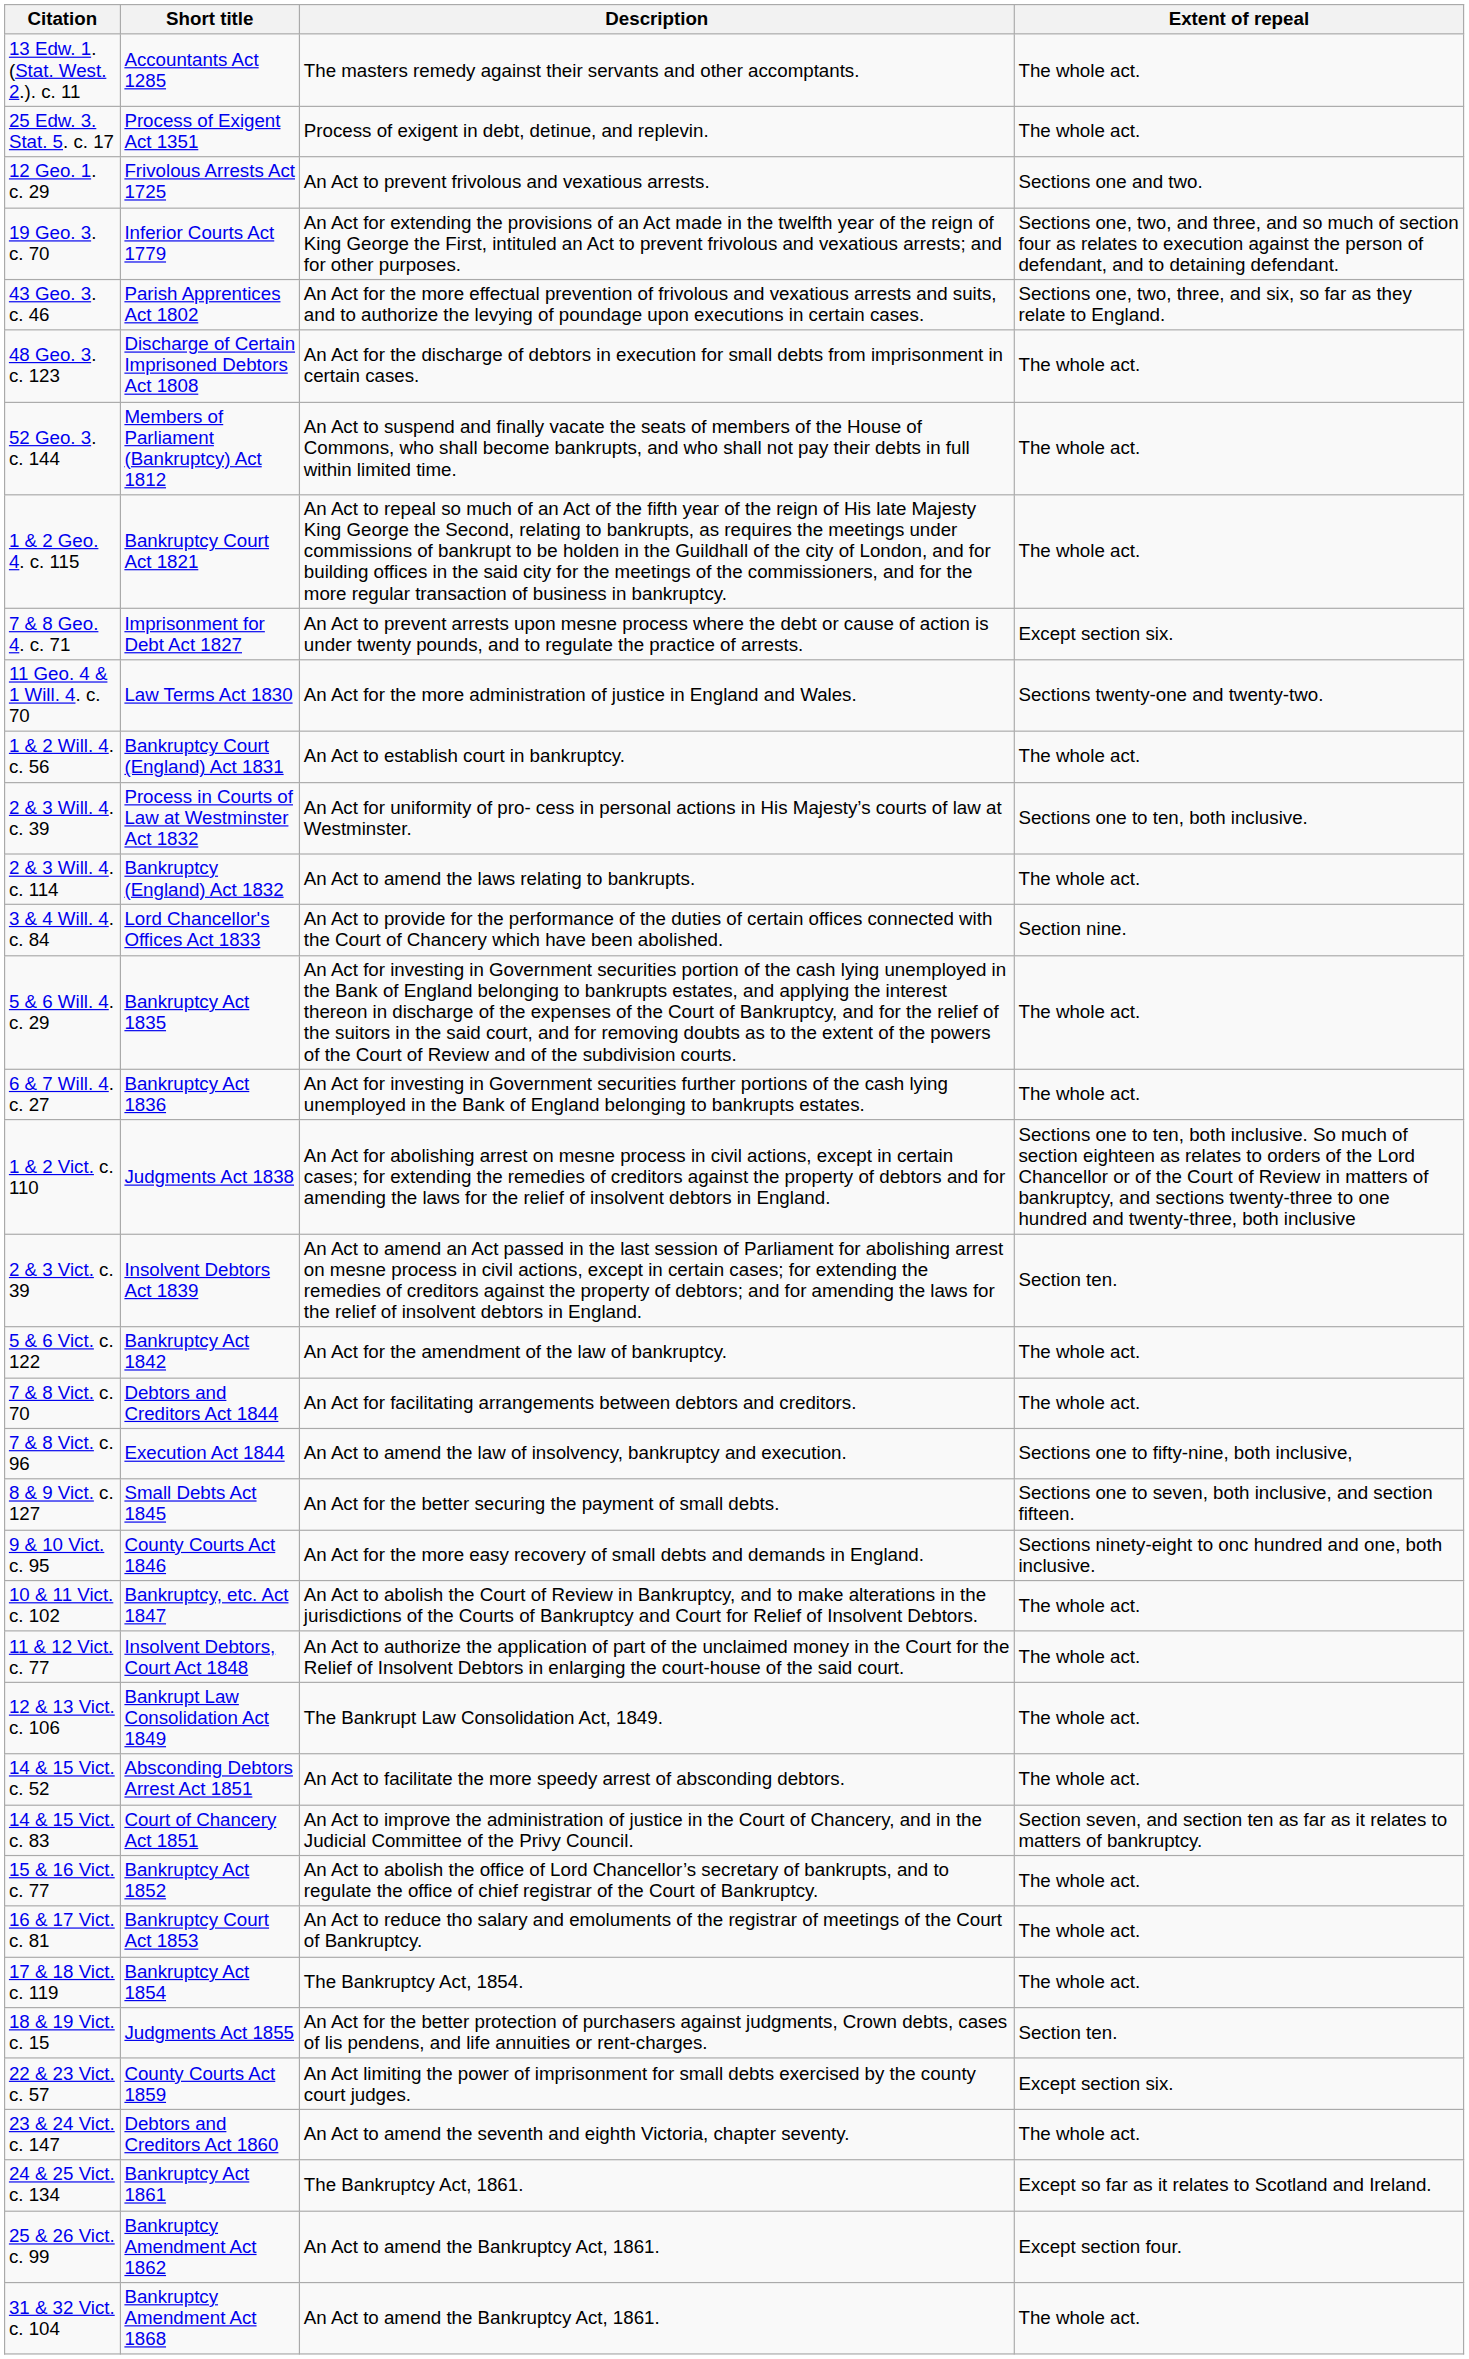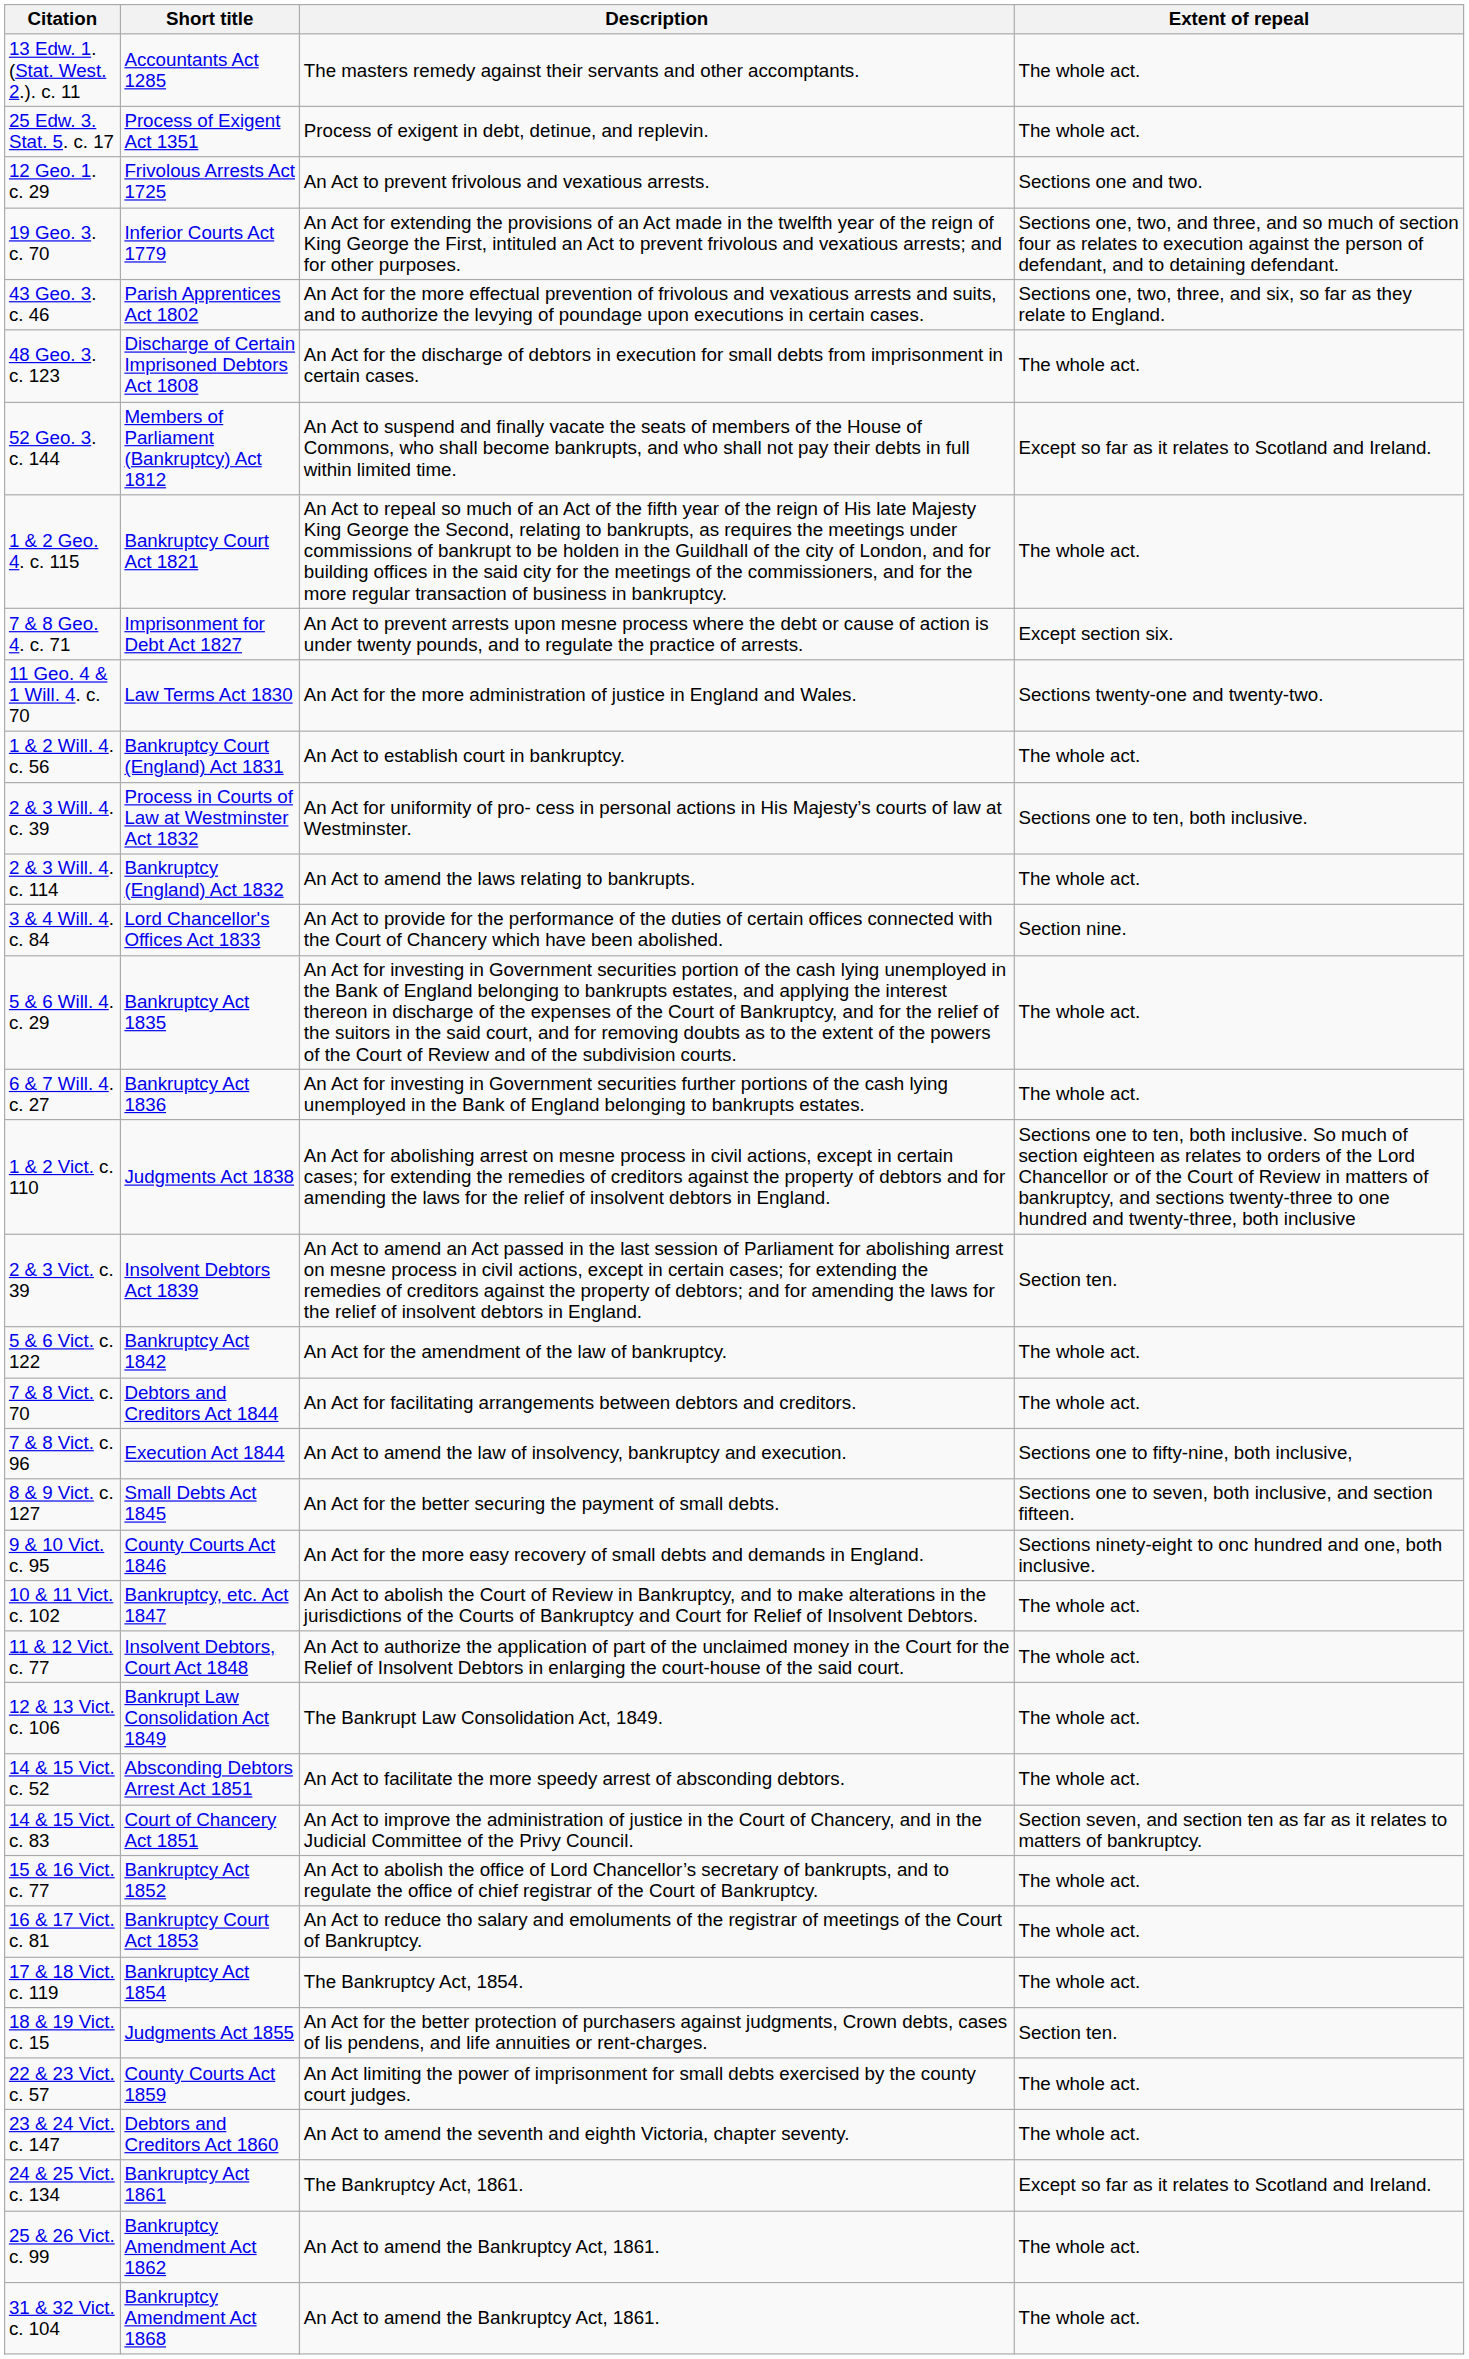(1079, 448) The whole act. -> (1225, 448) Except so far as it relates to Scotland and Ireland.
(1096, 2083) Except section six. -> (1079, 2083) The whole act.
(1100, 2246) Except section four. -> (1079, 2246) The whole act.
